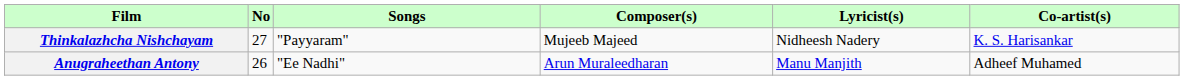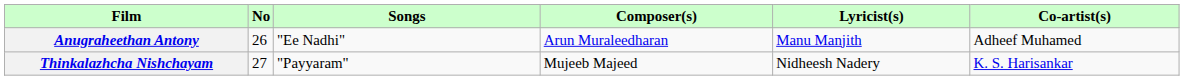rows swapped: (126, 63) <-> (127, 39)
